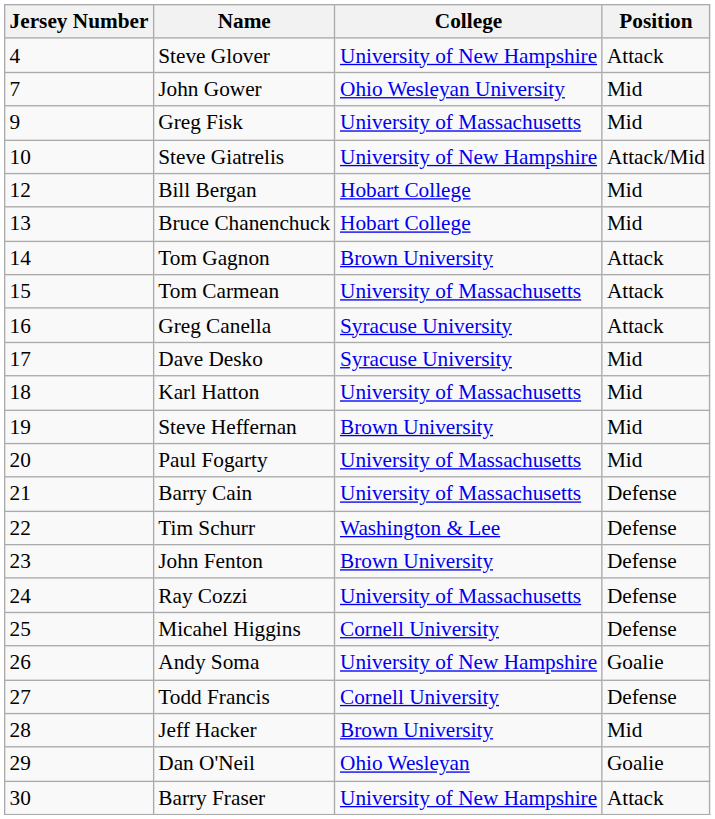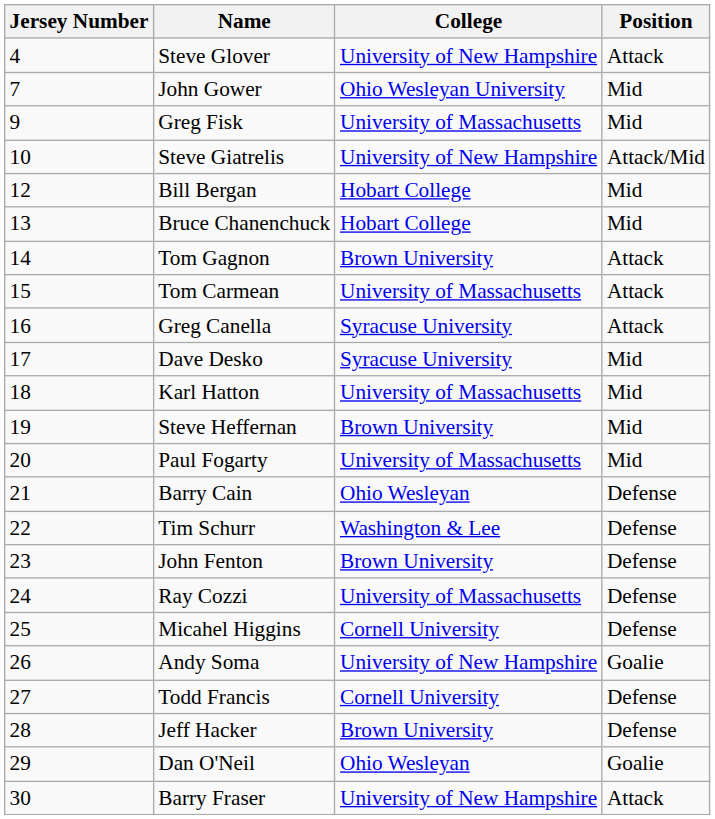(461, 493) University of Massachusetts -> (405, 493) Ohio Wesleyan
(625, 730) Mid -> (642, 730) Defense
